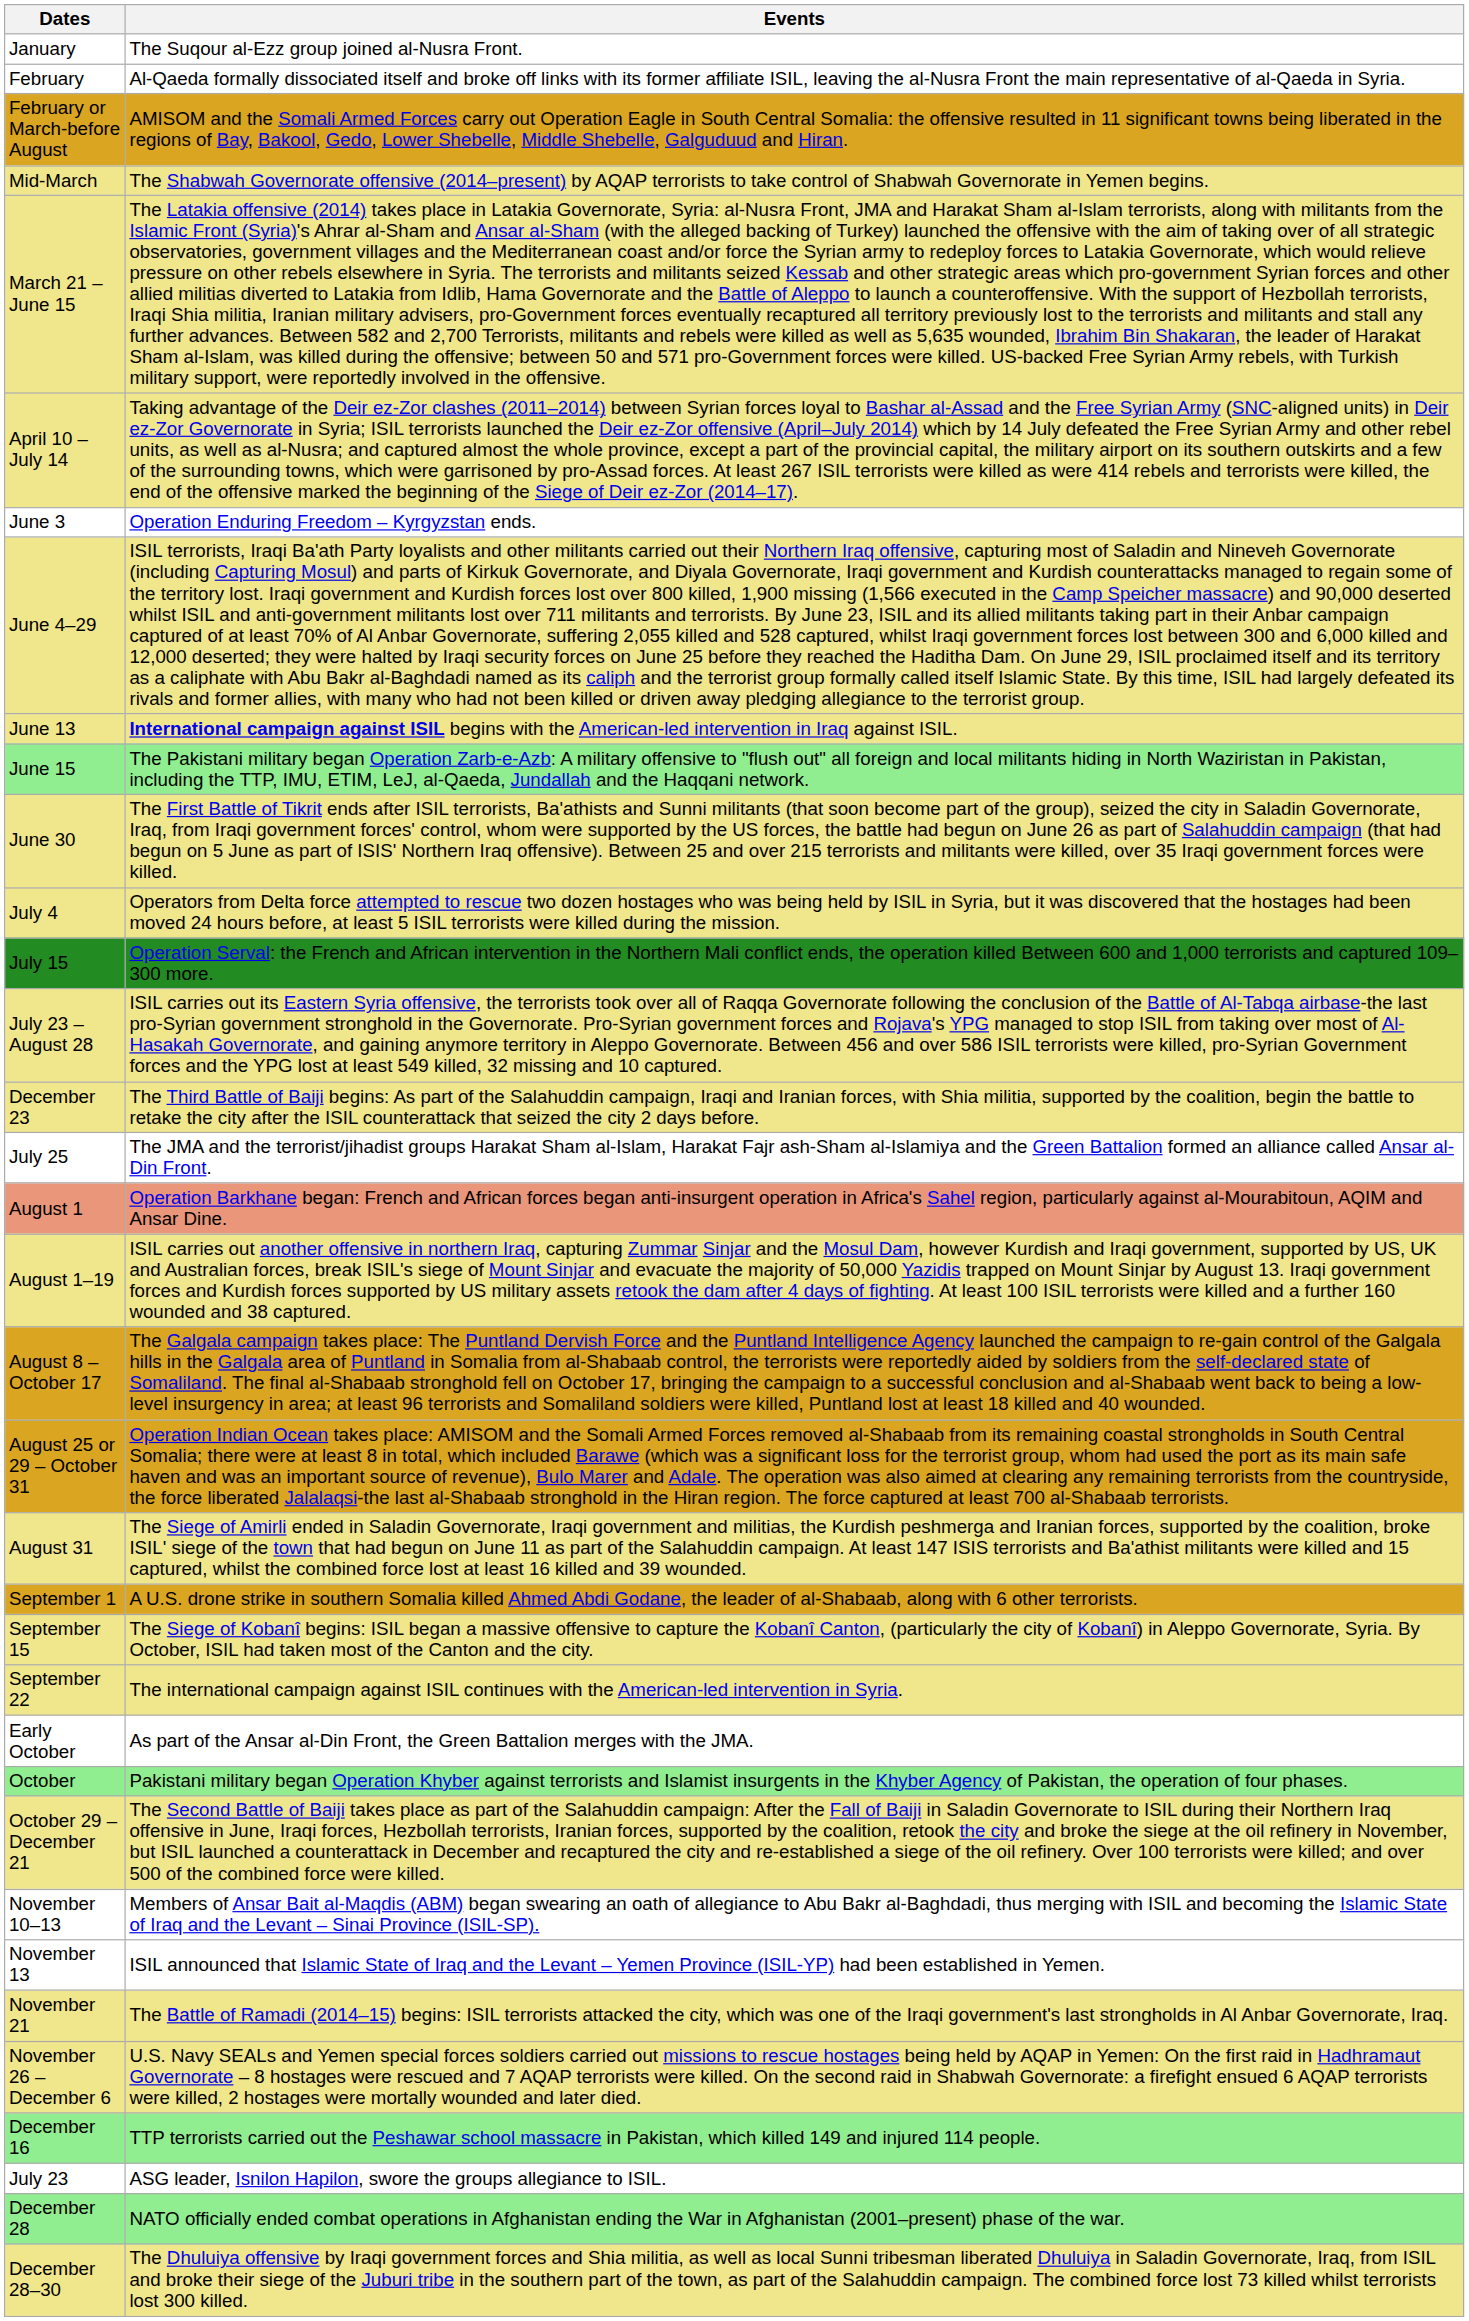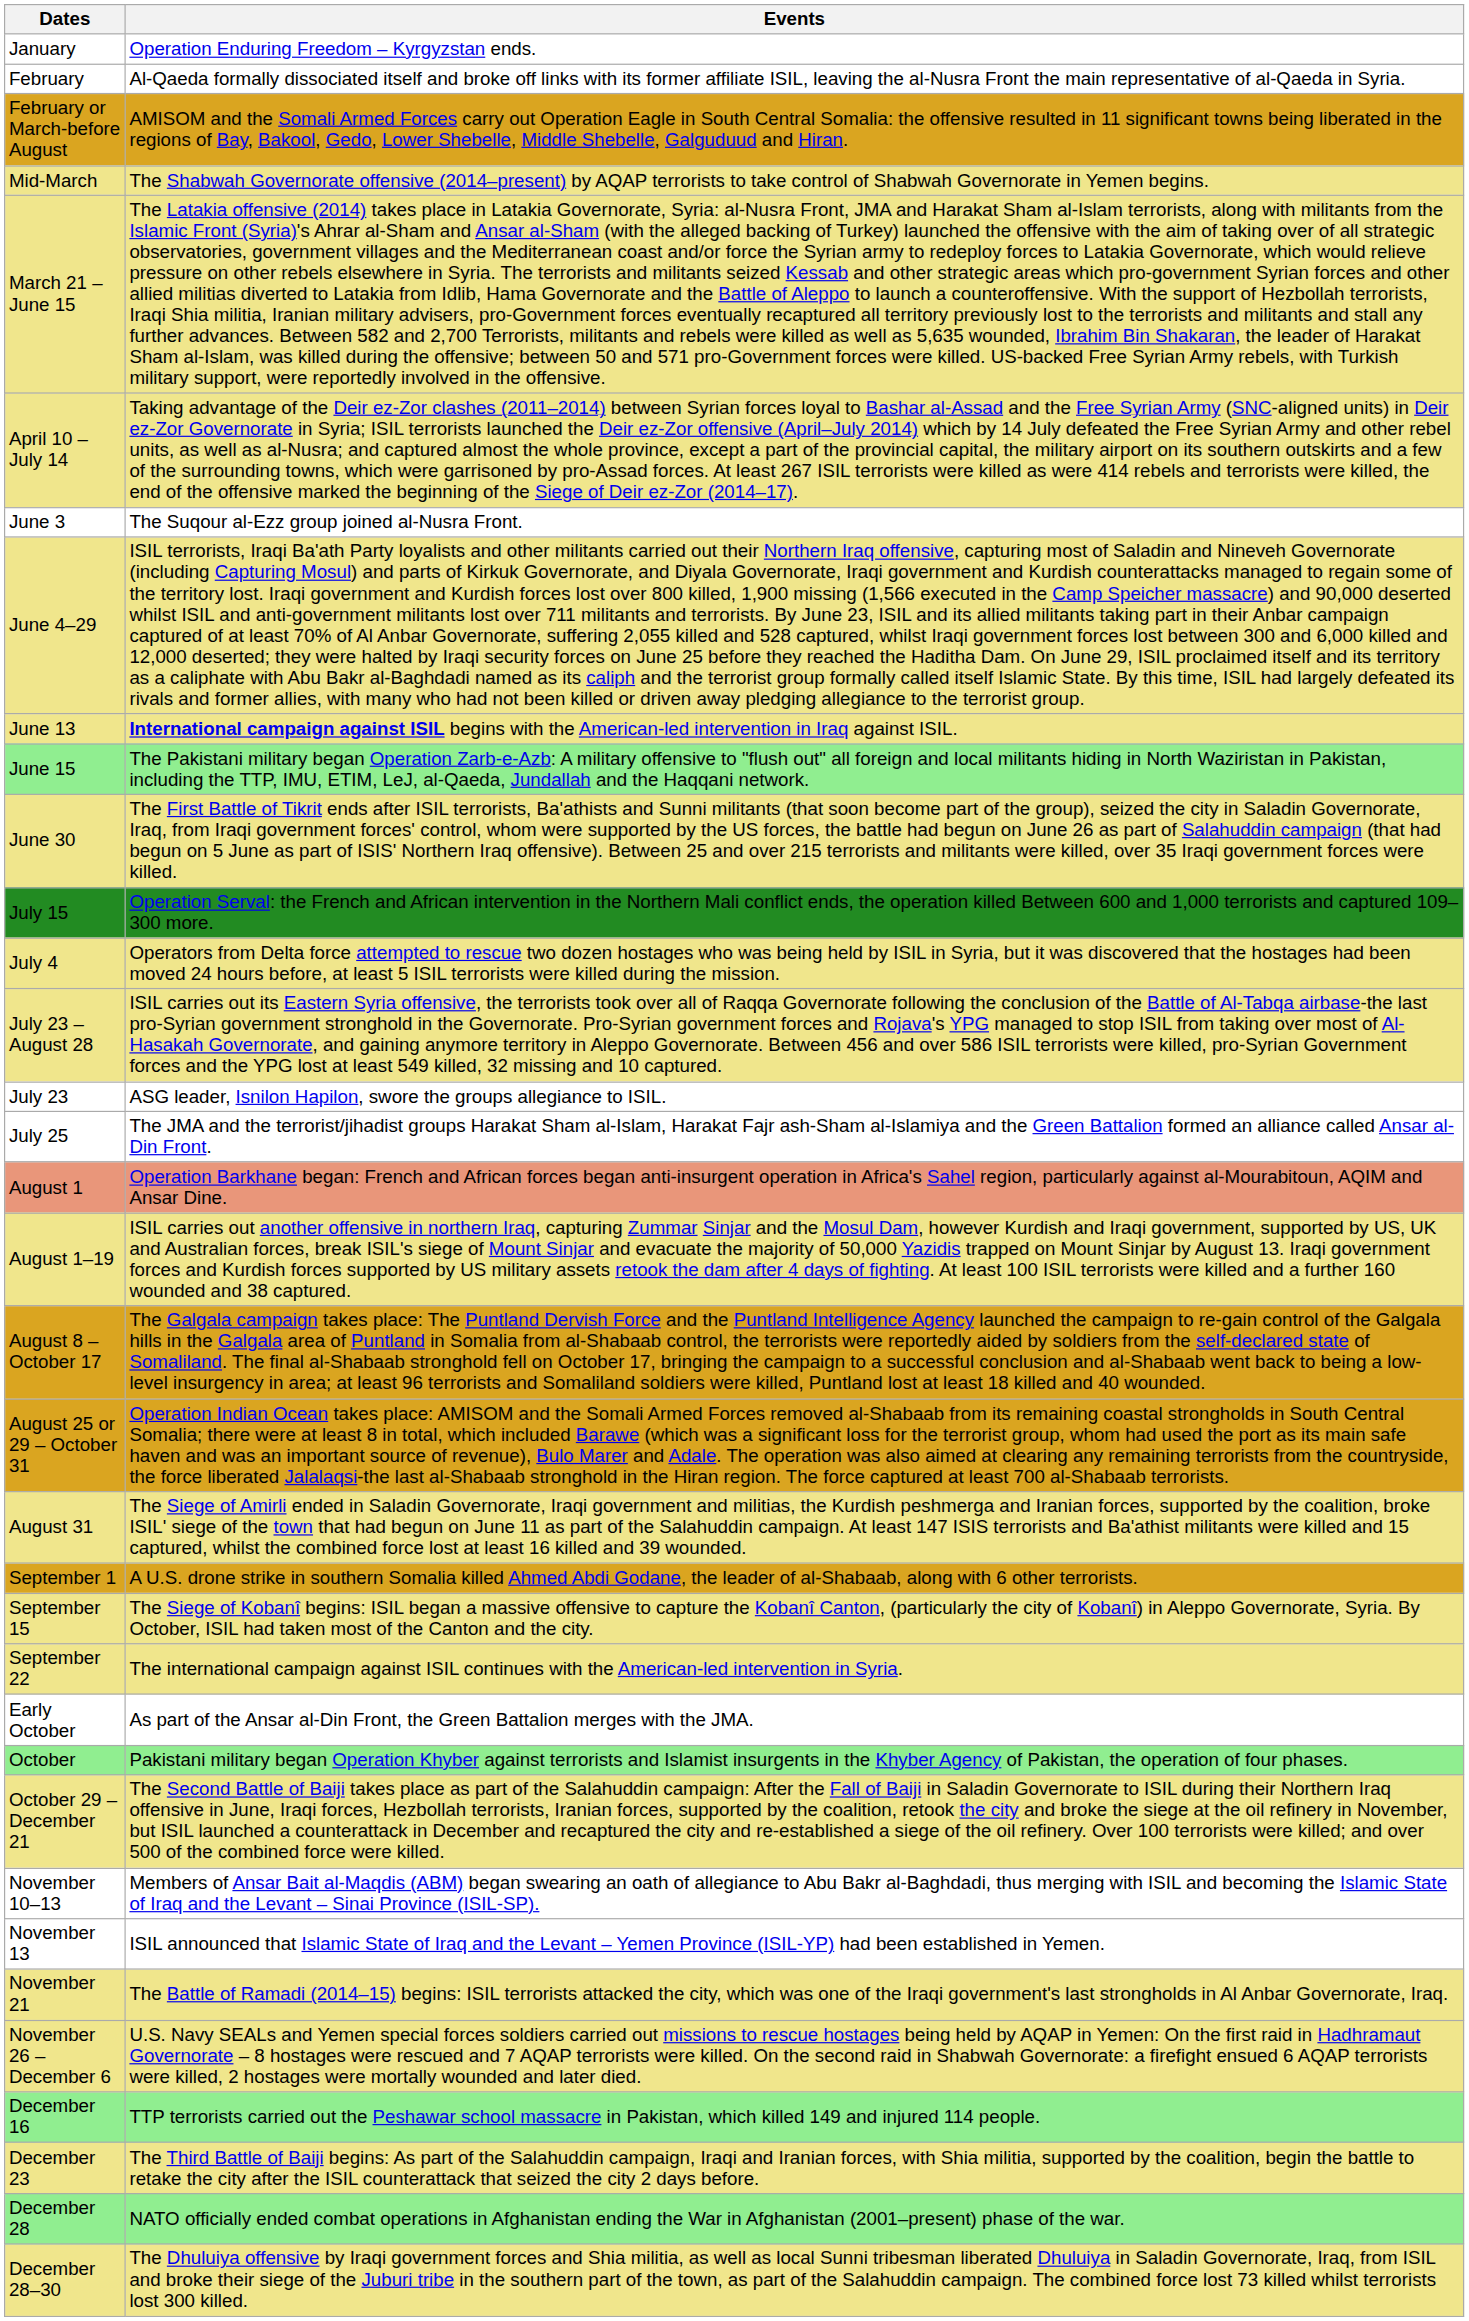(326, 49) The Suqour al-Ezz group joined al-Nusra Front. -> (333, 49) Operation Enduring Freedom – Kyrgyzstan ends.
(333, 522) Operation Enduring Freedom – Kyrgyzstan ends. -> (326, 522) The Suqour al-Ezz group joined al-Nusra Front.
rows swapped: (33, 912) <-> (39, 963)
rows swapped: (39, 2178) <-> (52, 1107)
